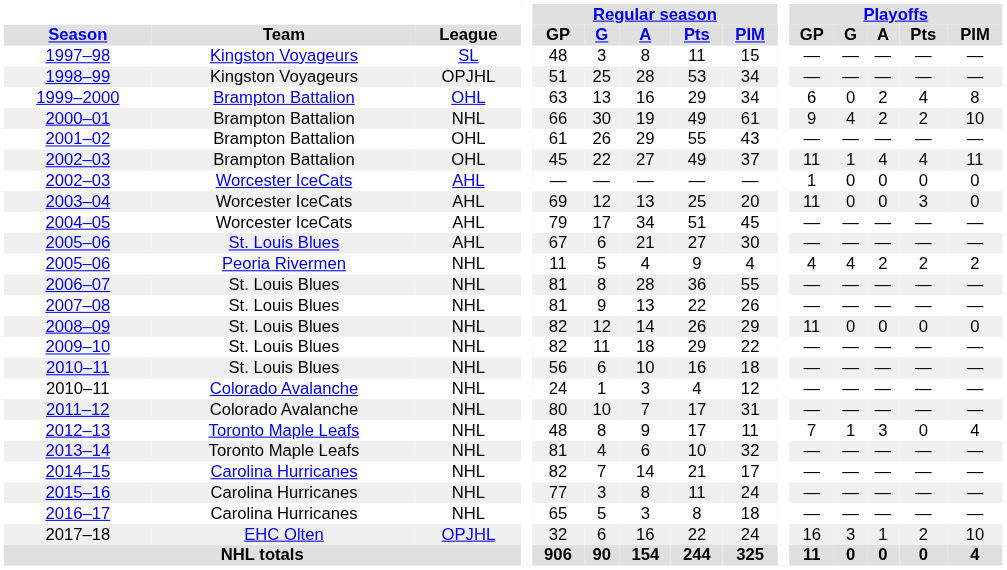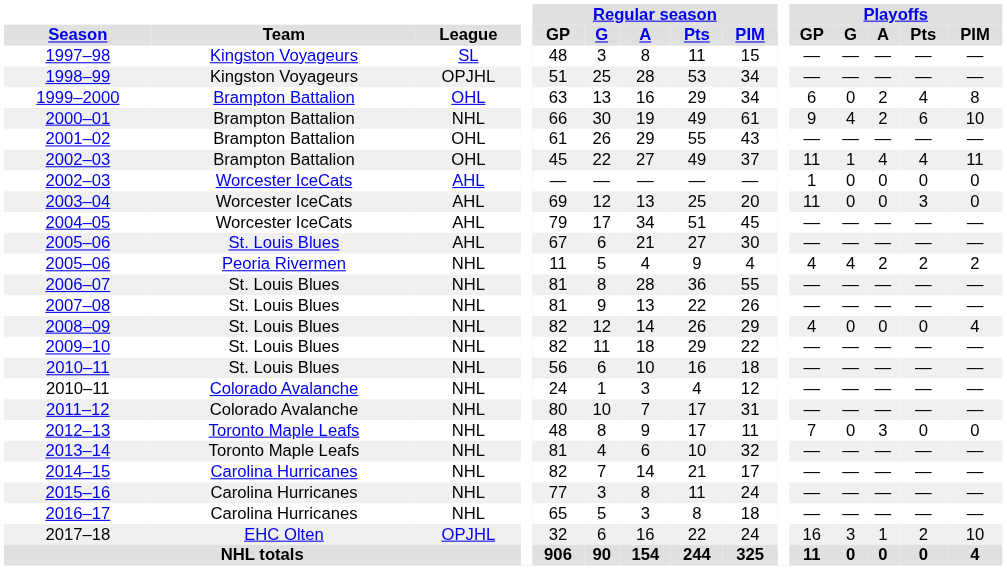(923, 118) 2 -> (923, 118) 6
(812, 326) 11 -> (812, 326) 4
(975, 326) 0 -> (975, 326) 4
(851, 430) 1 -> (851, 430) 0
(975, 430) 4 -> (975, 430) 0
